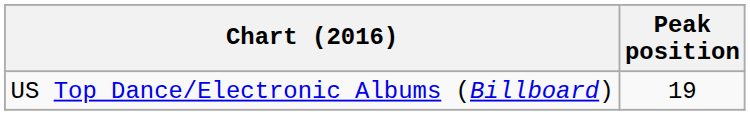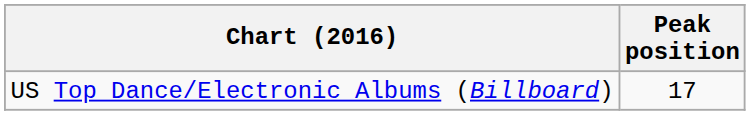(682, 91) 19 -> (682, 91) 17
